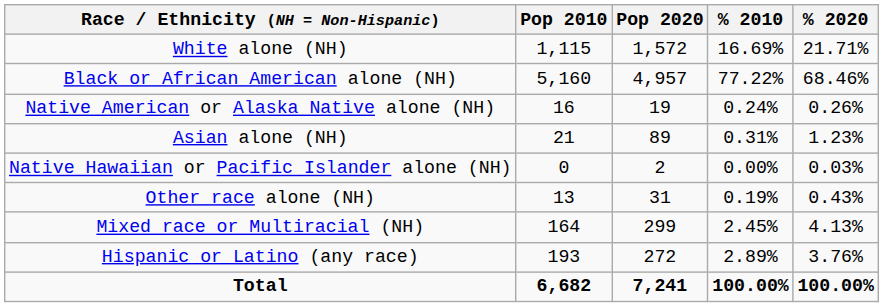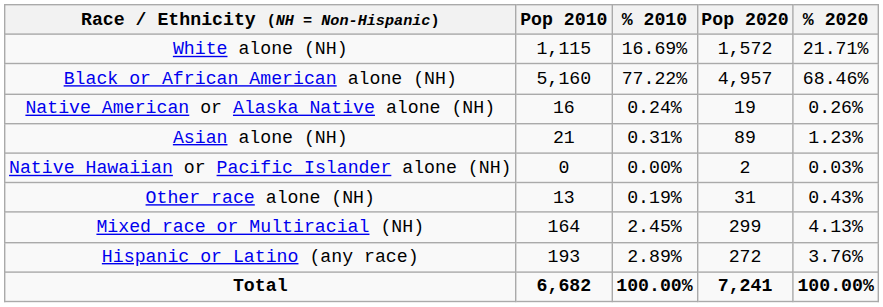columns swapped: (660, 20) <-> (750, 20)
